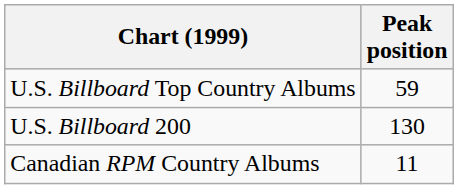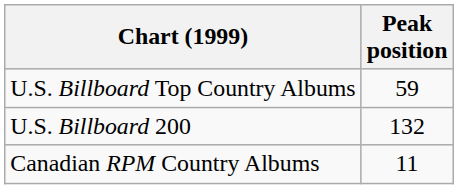(407, 125) 130 -> (407, 125) 132
